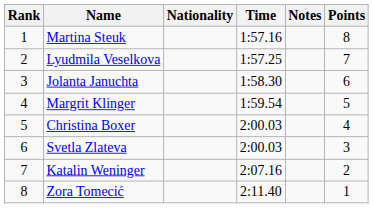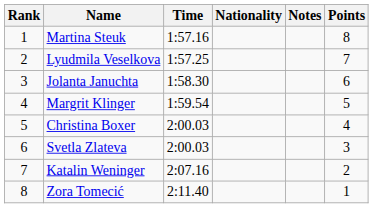columns swapped: (200, 15) <-> (261, 15)
